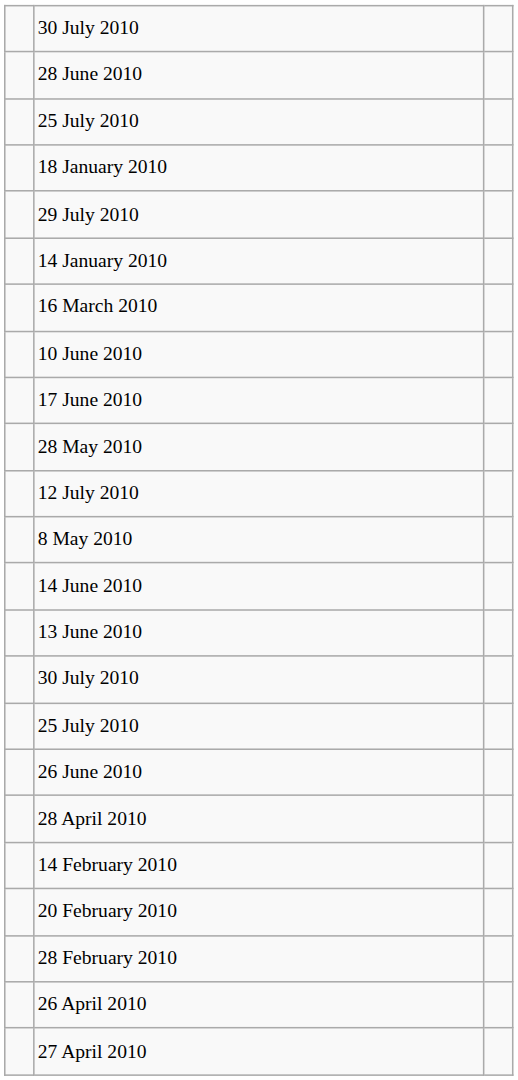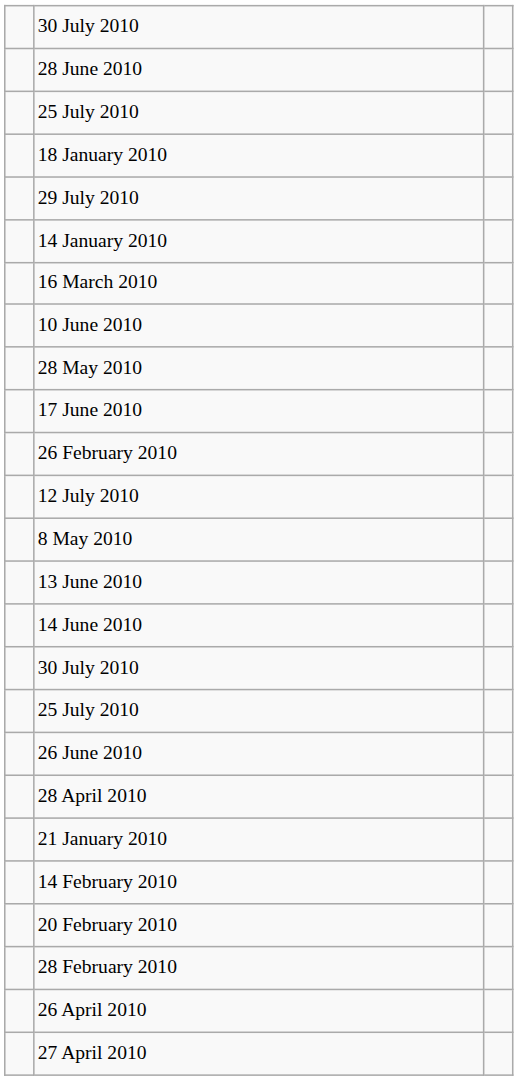rows swapped: (19, 447) <-> (19, 401)
+ row: (19, 454)
rows swapped: (19, 587) <-> (19, 633)
+ row: (19, 839)
